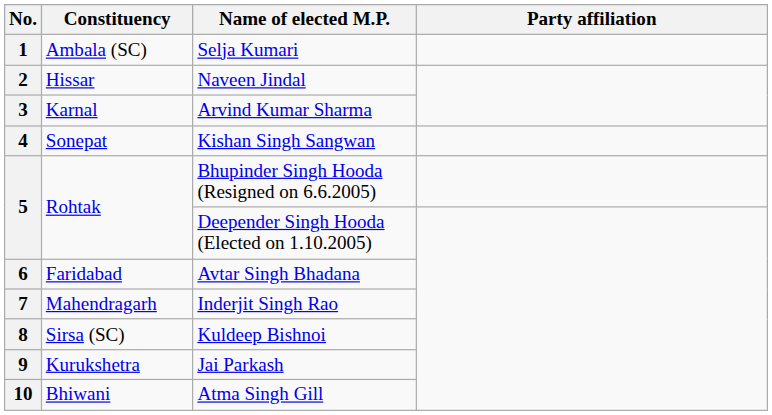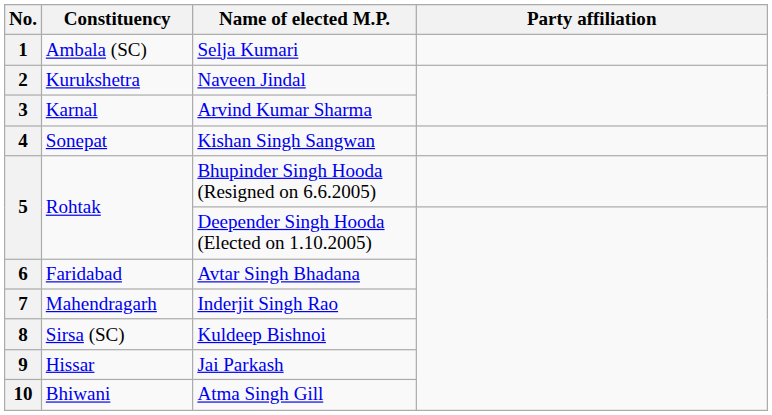(70, 79) Hissar -> (93, 79) Kurukshetra
(93, 364) Kurukshetra -> (70, 364) Hissar
